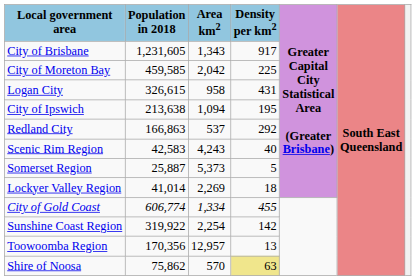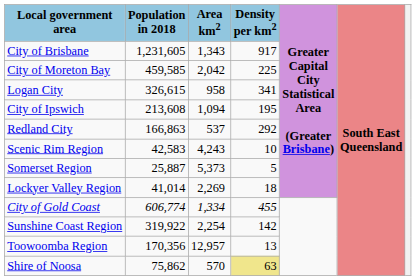(267, 90) 431 -> (267, 90) 341
(165, 109) 213,638 -> (165, 109) 213,608
(270, 148) 40 -> (270, 148) 10
